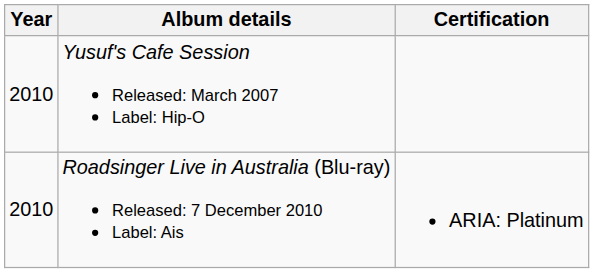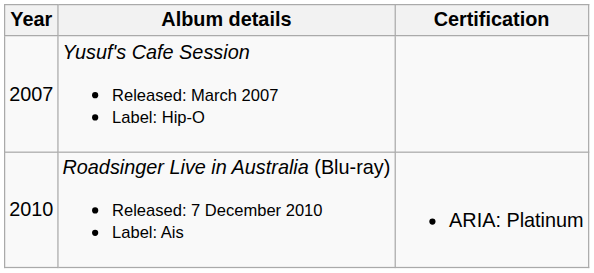(31, 93) 2010 -> (31, 93) 2007
